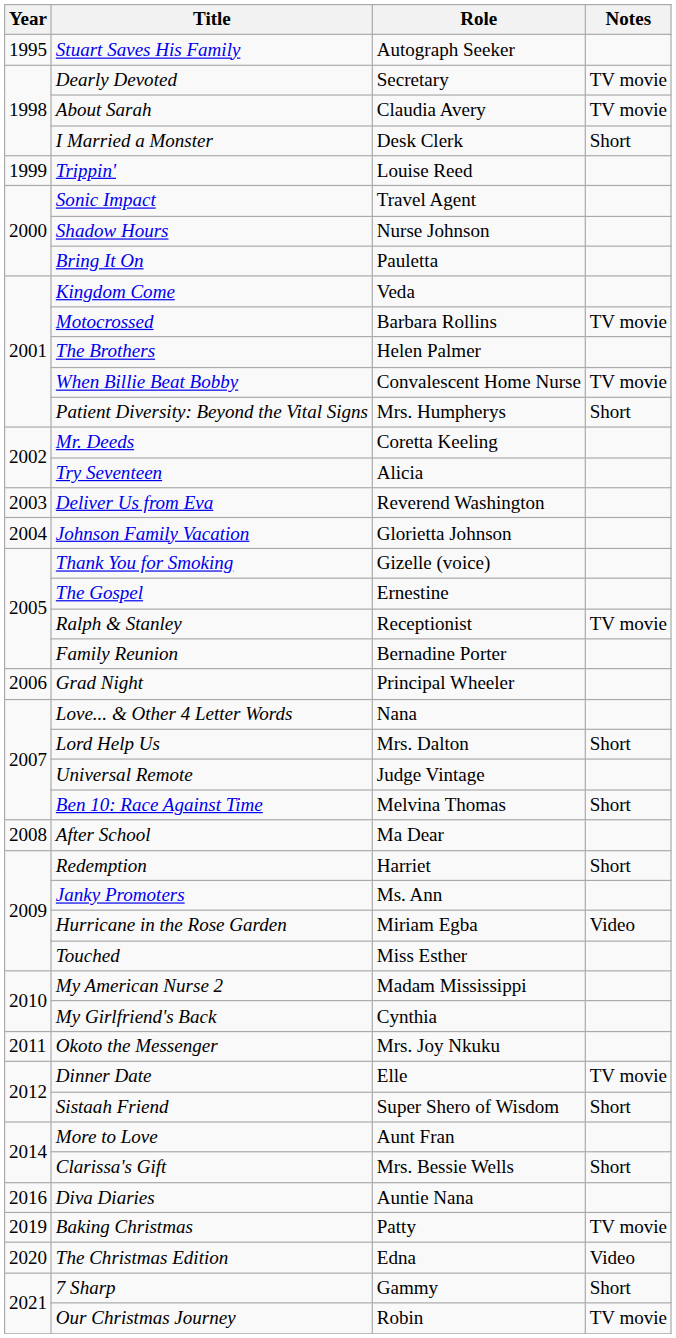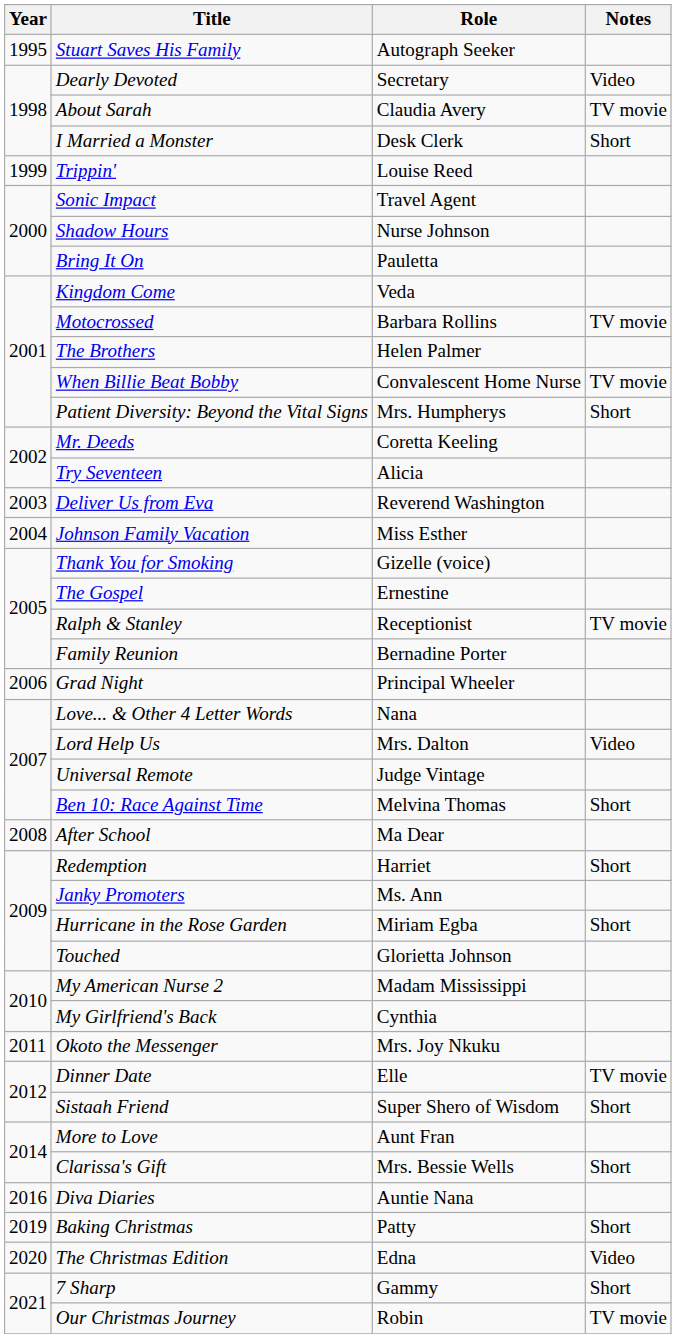(628, 79) TV movie -> (612, 79) Video
(444, 532) Glorietta Johnson -> (422, 532) Miss Esther
(610, 744) Short -> (612, 744) Video
(612, 925) Video -> (610, 925) Short
(422, 955) Miss Esther -> (444, 955) Glorietta Johnson
(628, 1227) TV movie -> (610, 1227) Short
